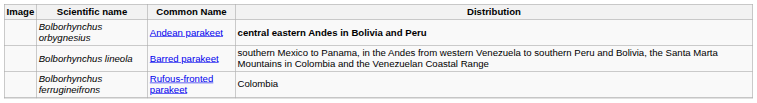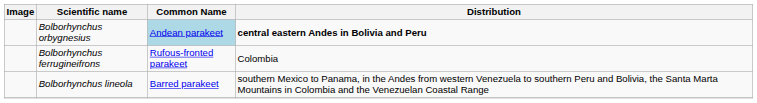(186, 32) no background -> (186, 32) lightblue background
rows swapped: (86, 58) <-> (70, 84)
